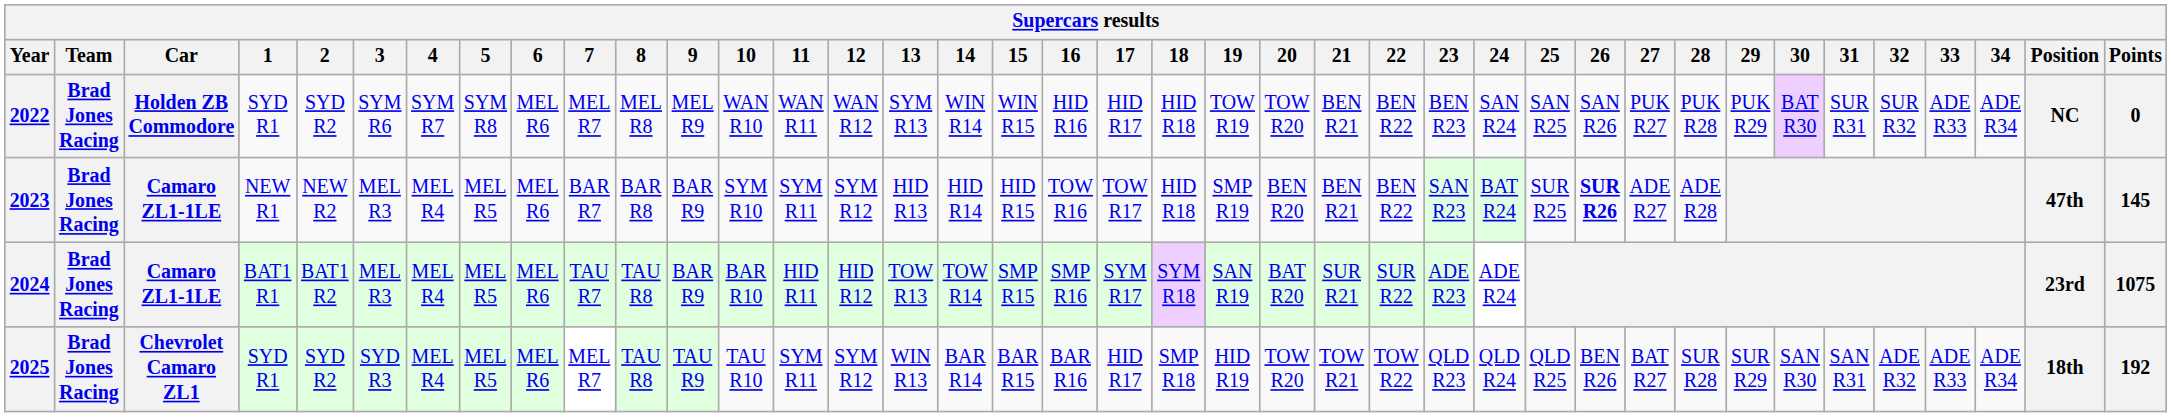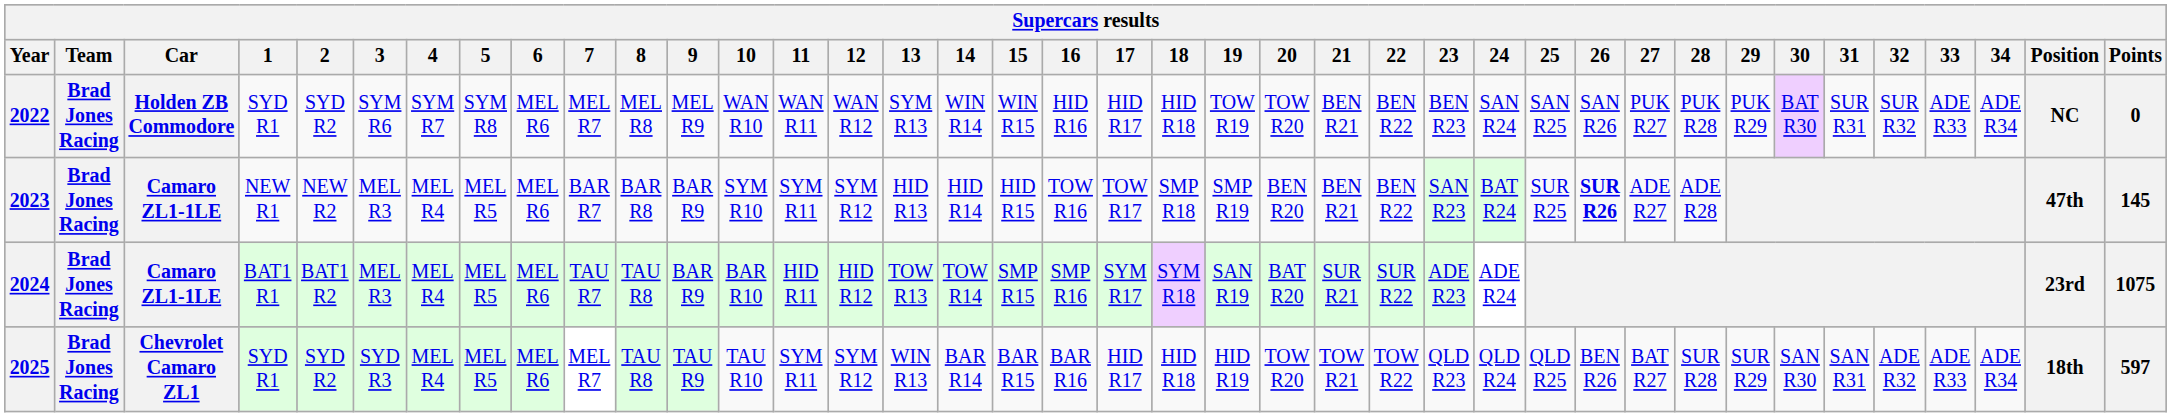(1179, 199) HID R18 -> (1179, 199) SMP R18
(1179, 368) SMP R18 -> (1179, 368) HID R18
(2135, 368) 192 -> (2135, 368) 597
